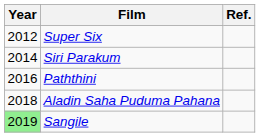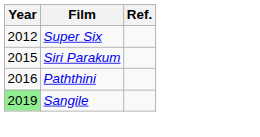(22, 57) 2014 -> (22, 57) 2015
- row: (132, 100)
